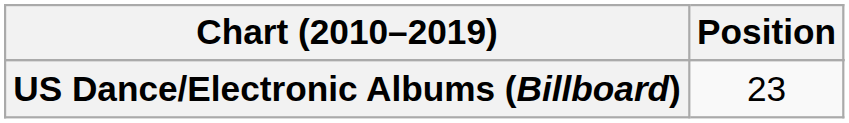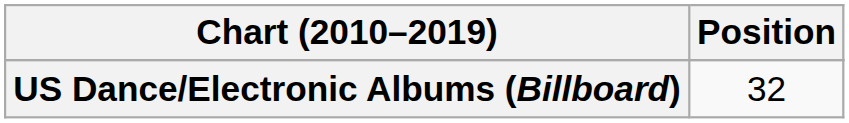(766, 88) 23 -> (766, 88) 32
